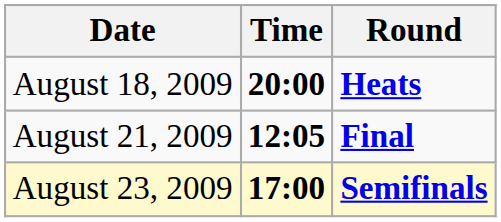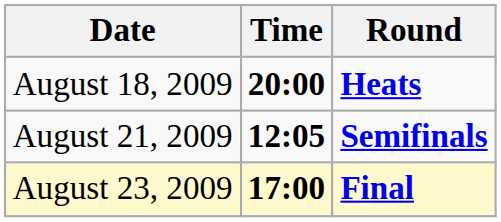(377, 135) Final -> (414, 135) Semifinals
(414, 188) Semifinals -> (377, 188) Final
